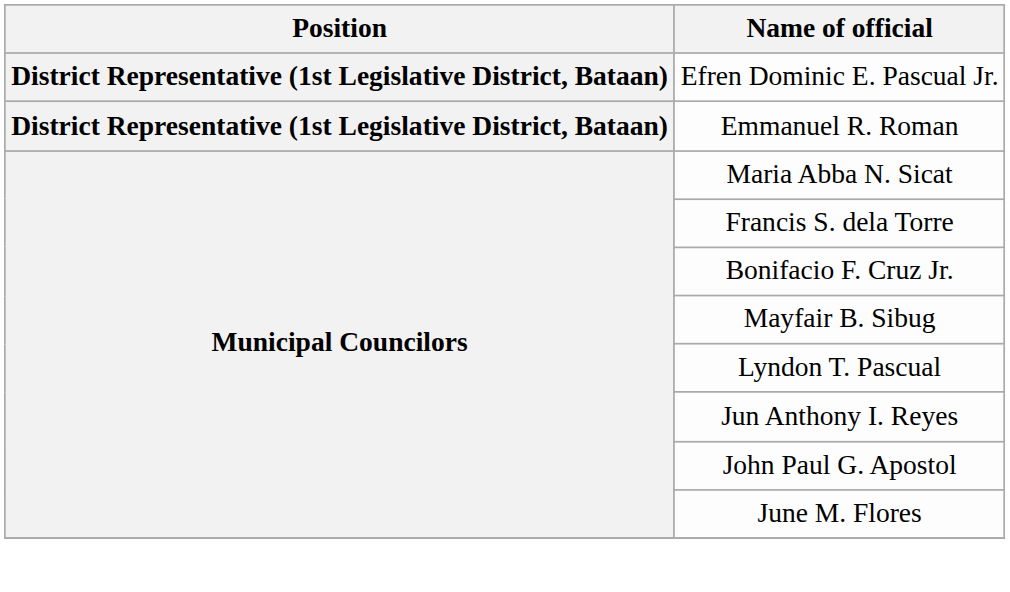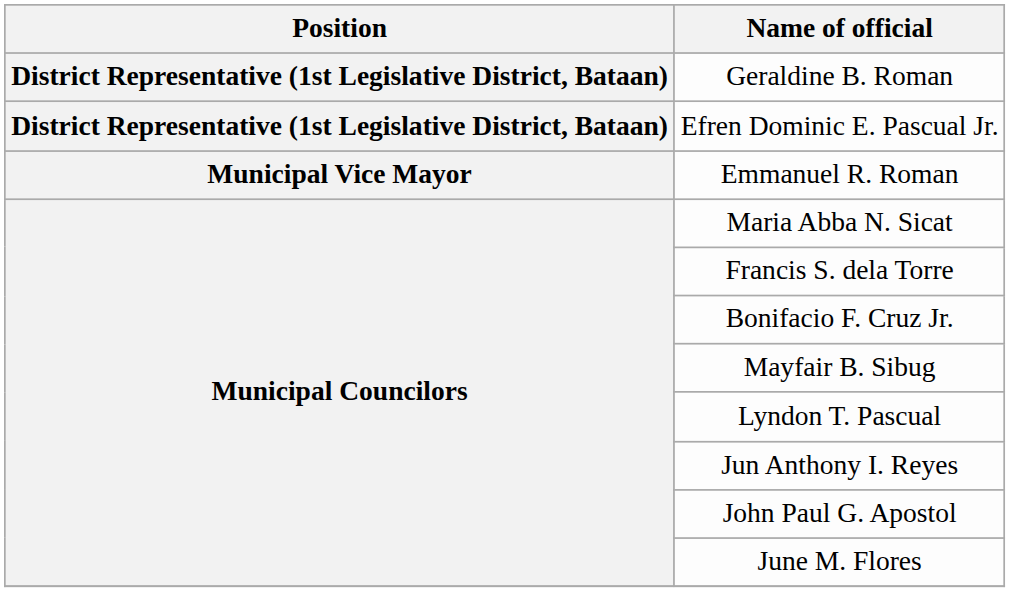+ row: (840, 76)
(340, 124) District Representative (1st Legislative District, Bataan) -> (340, 173) Municipal Vice Mayor
